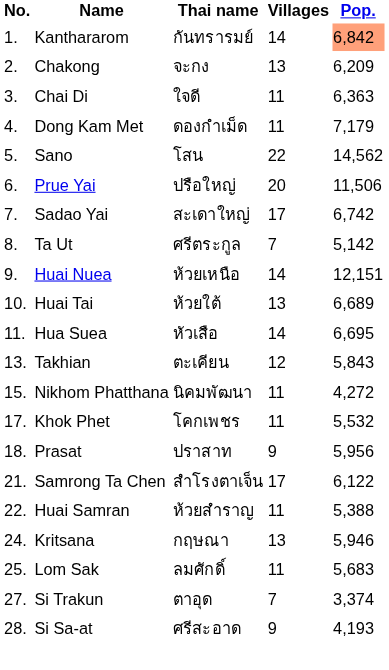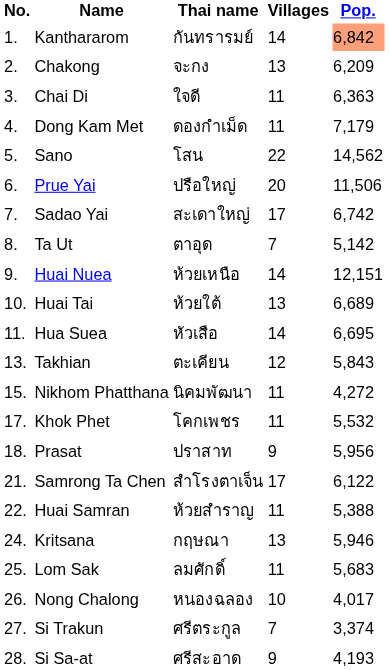(207, 244) ศรีตระกูล -> (193, 244) ตาอุด
+ row: (87, 599)
(193, 599) ตาอุด -> (207, 629) ศรีตระกูล
